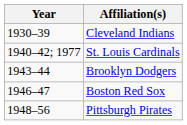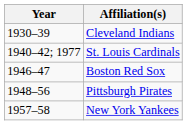- row: (131, 71)
+ row: (132, 110)
